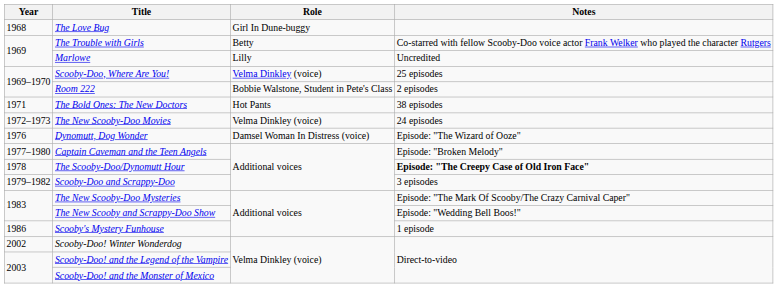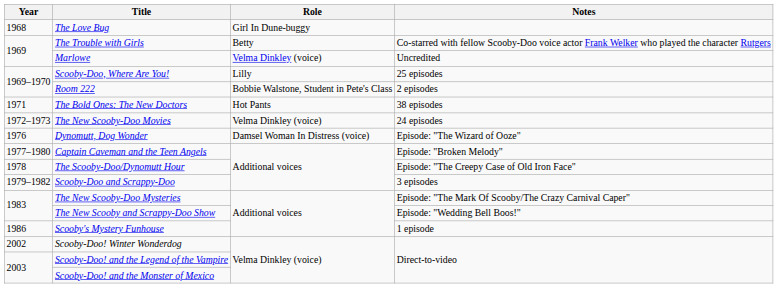(242, 58) Lilly -> (277, 58) Velma Dinkley (voice)
(277, 74) Velma Dinkley (voice) -> (242, 74) Lilly
(493, 167) bold -> (486, 167) normal
